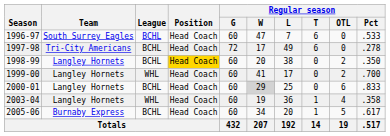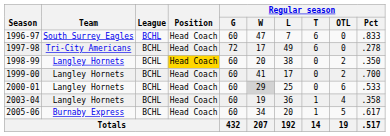(371, 37) .533 -> (371, 37) .833
(152, 75) WHL -> (152, 75) BCHL
(371, 88) .833 -> (371, 88) .533
(152, 100) WHL -> (152, 100) BCHL
